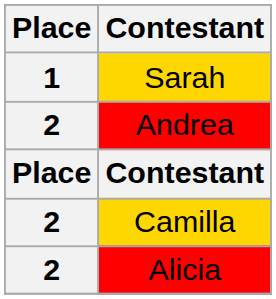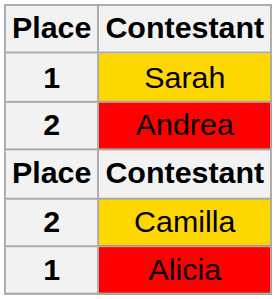(52, 269) 2 -> (52, 269) 1
